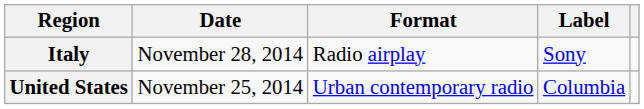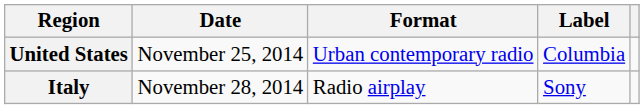rows swapped: (69, 86) <-> (69, 53)
